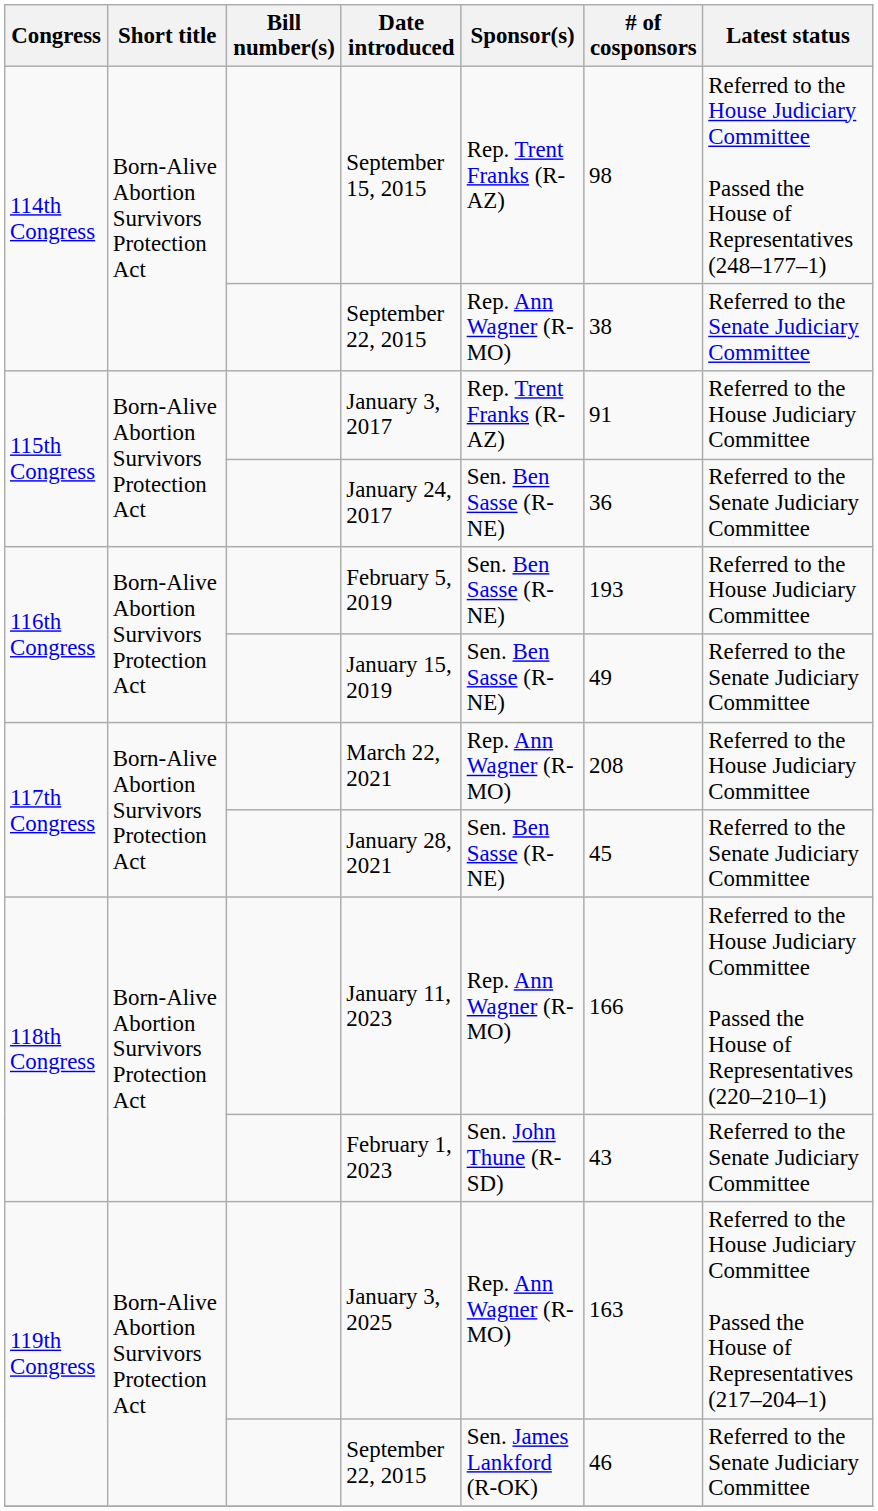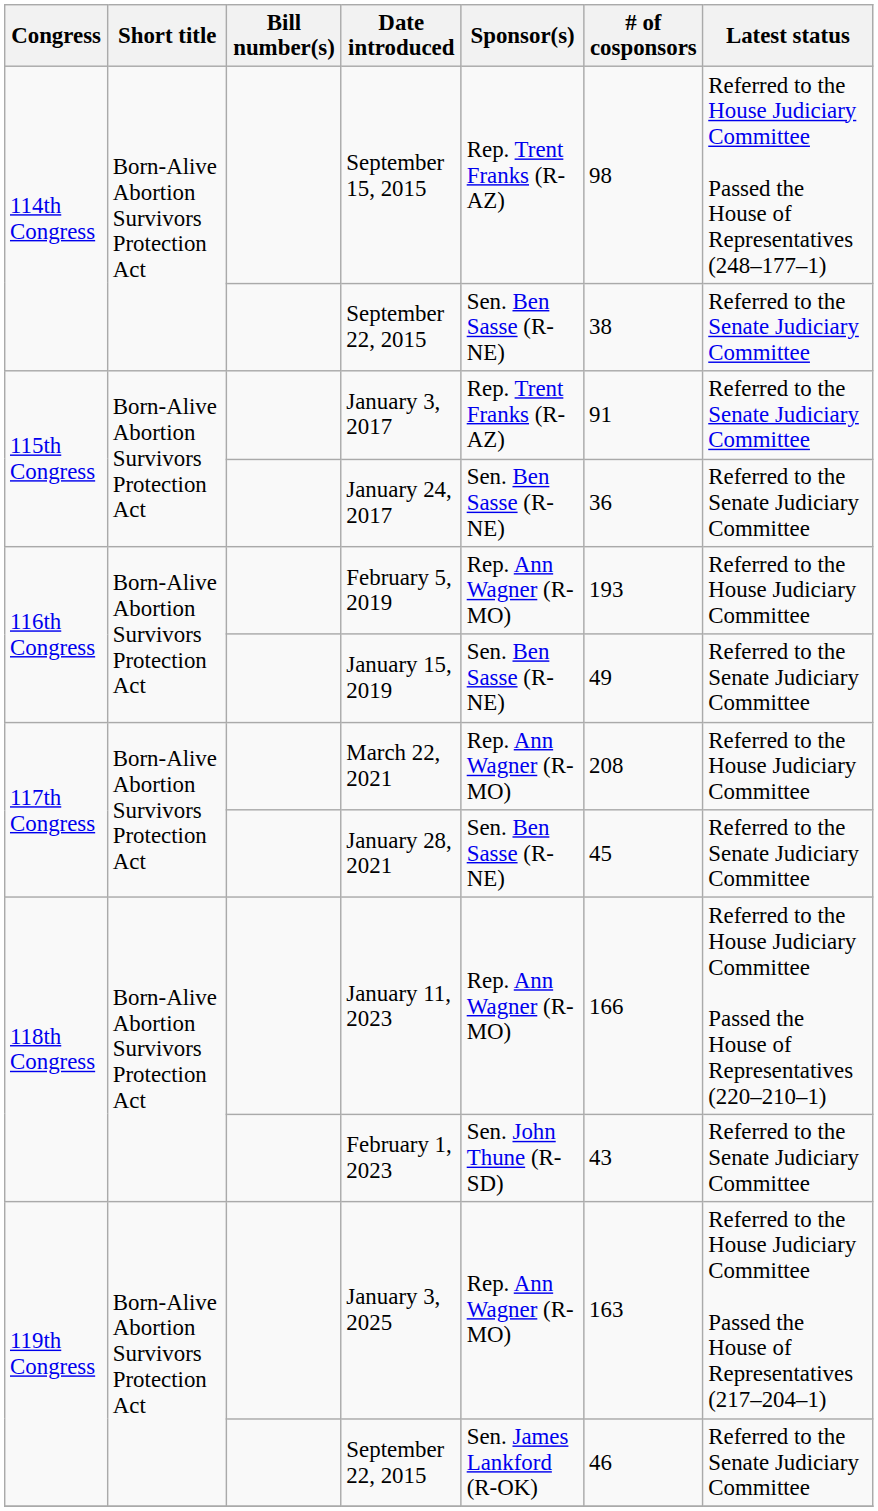(520, 326) Rep. Ann Wagner (R-MO) -> (510, 326) Sen. Ben Sasse (R-NE)
(782, 414) Referred to the House Judiciary Committee -> (784, 414) Referred to the Senate Judiciary Committee
(510, 590) Sen. Ben Sasse (R-NE) -> (520, 590) Rep. Ann Wagner (R-MO)
